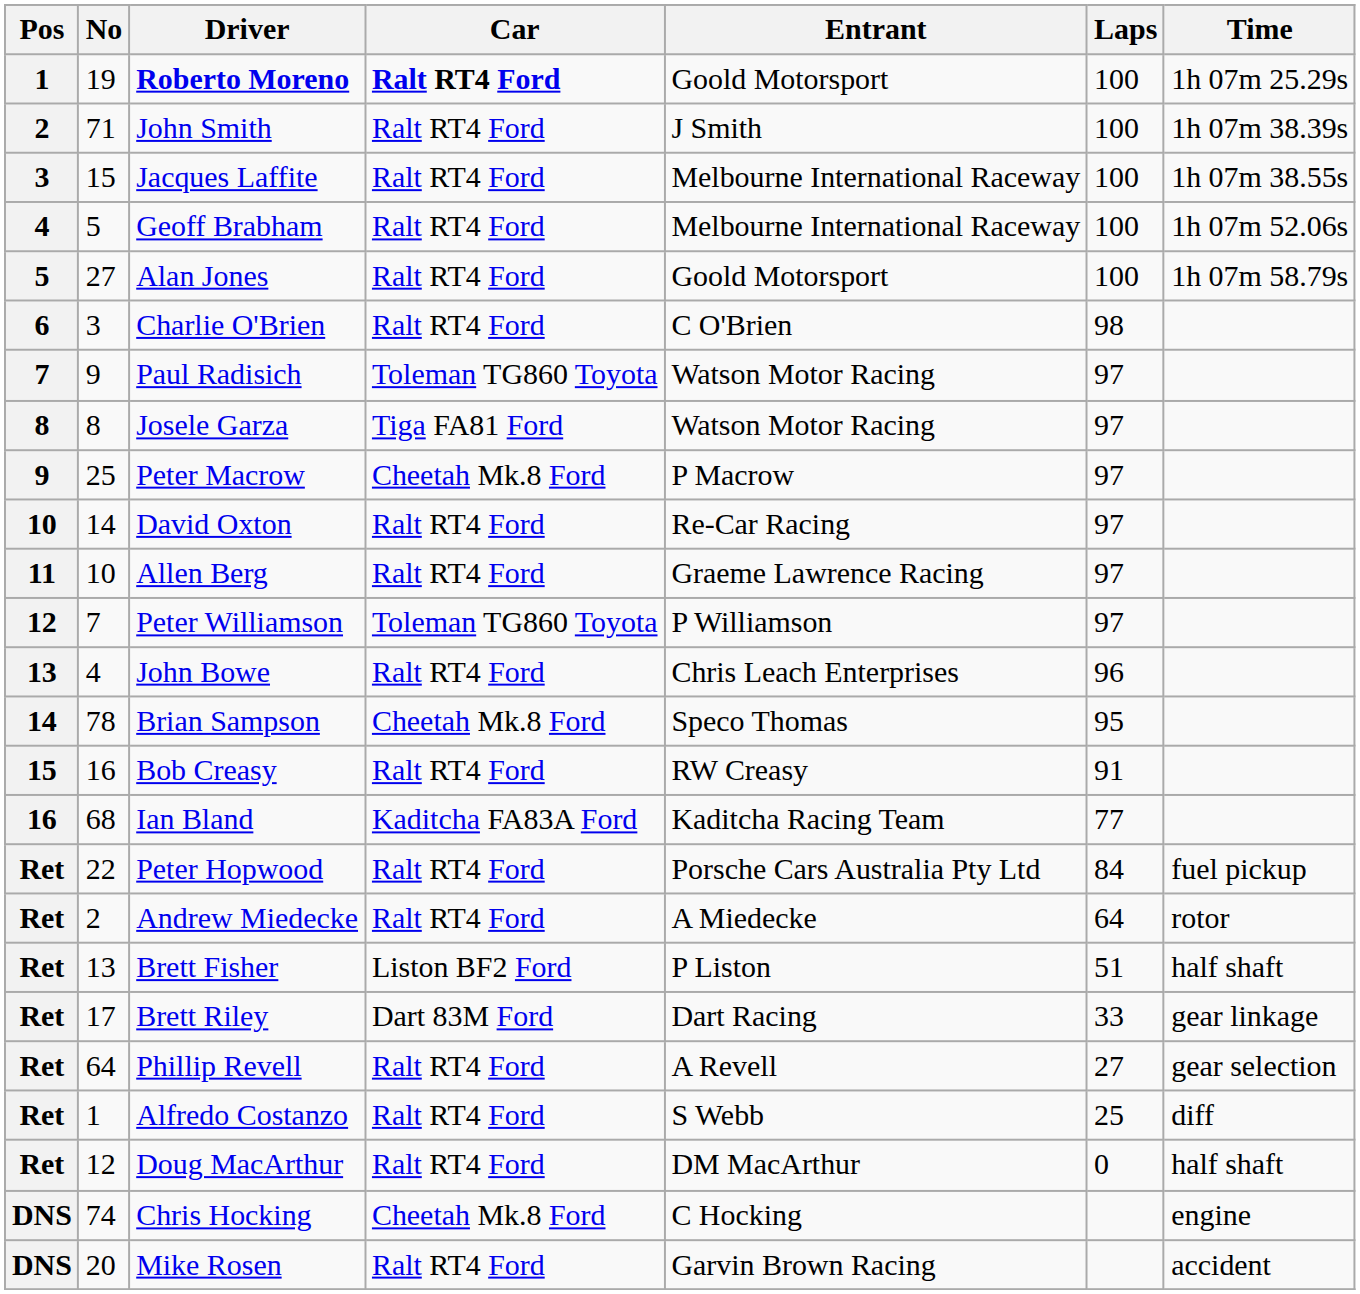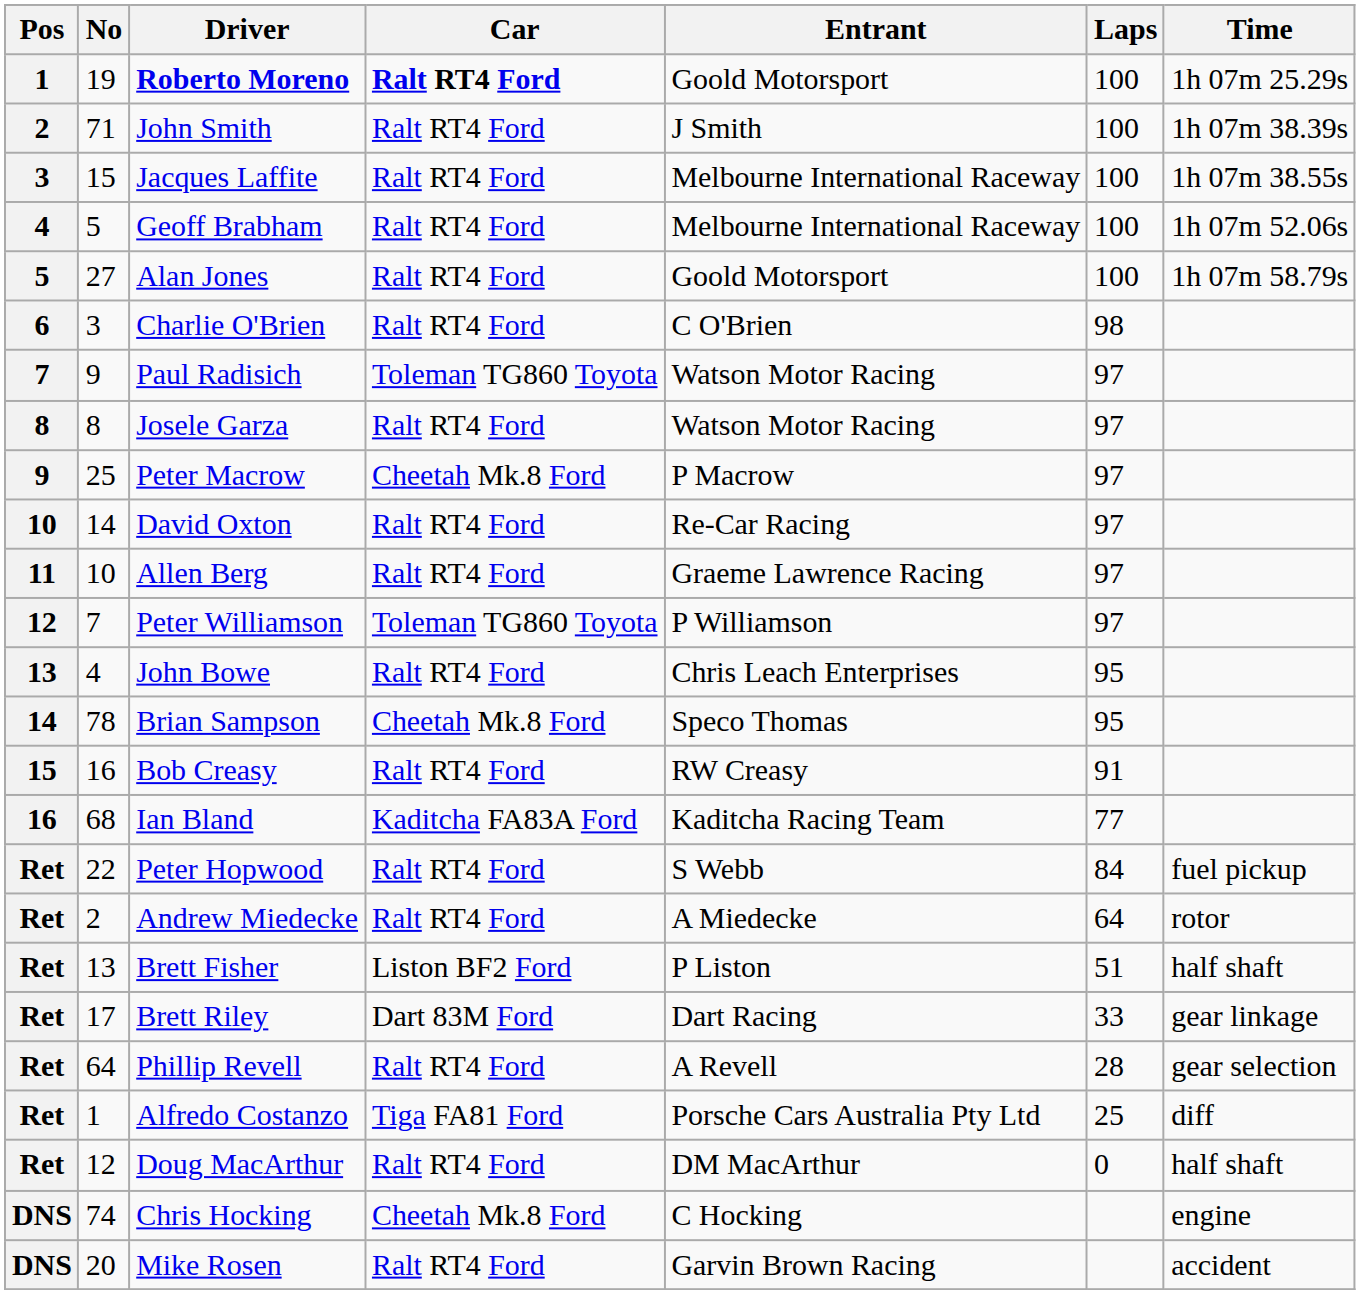(468, 424) Tiga FA81 Ford -> (458, 424) Ralt RT4 Ford
(1109, 671) 96 -> (1109, 671) 95
(856, 868) Porsche Cars Australia Pty Ltd -> (718, 868) S Webb
(1109, 1066) 27 -> (1109, 1066) 28
(458, 1115) Ralt RT4 Ford -> (468, 1115) Tiga FA81 Ford
(718, 1115) S Webb -> (856, 1115) Porsche Cars Australia Pty Ltd
